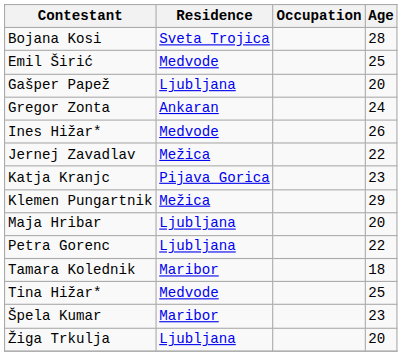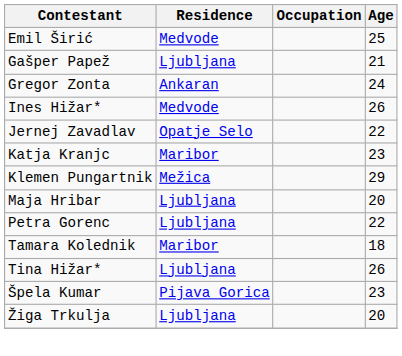- row: (55, 39)
(377, 85) 20 -> (377, 62) 21
(185, 155) Mežica -> (206, 132) Opatje Selo
(214, 178) Pijava Gorica -> (189, 155) Maribor
(189, 293) Medvode -> (197, 270) Ljubljana
(377, 293) 25 -> (377, 270) 26
(189, 316) Maribor -> (214, 293) Pijava Gorica
